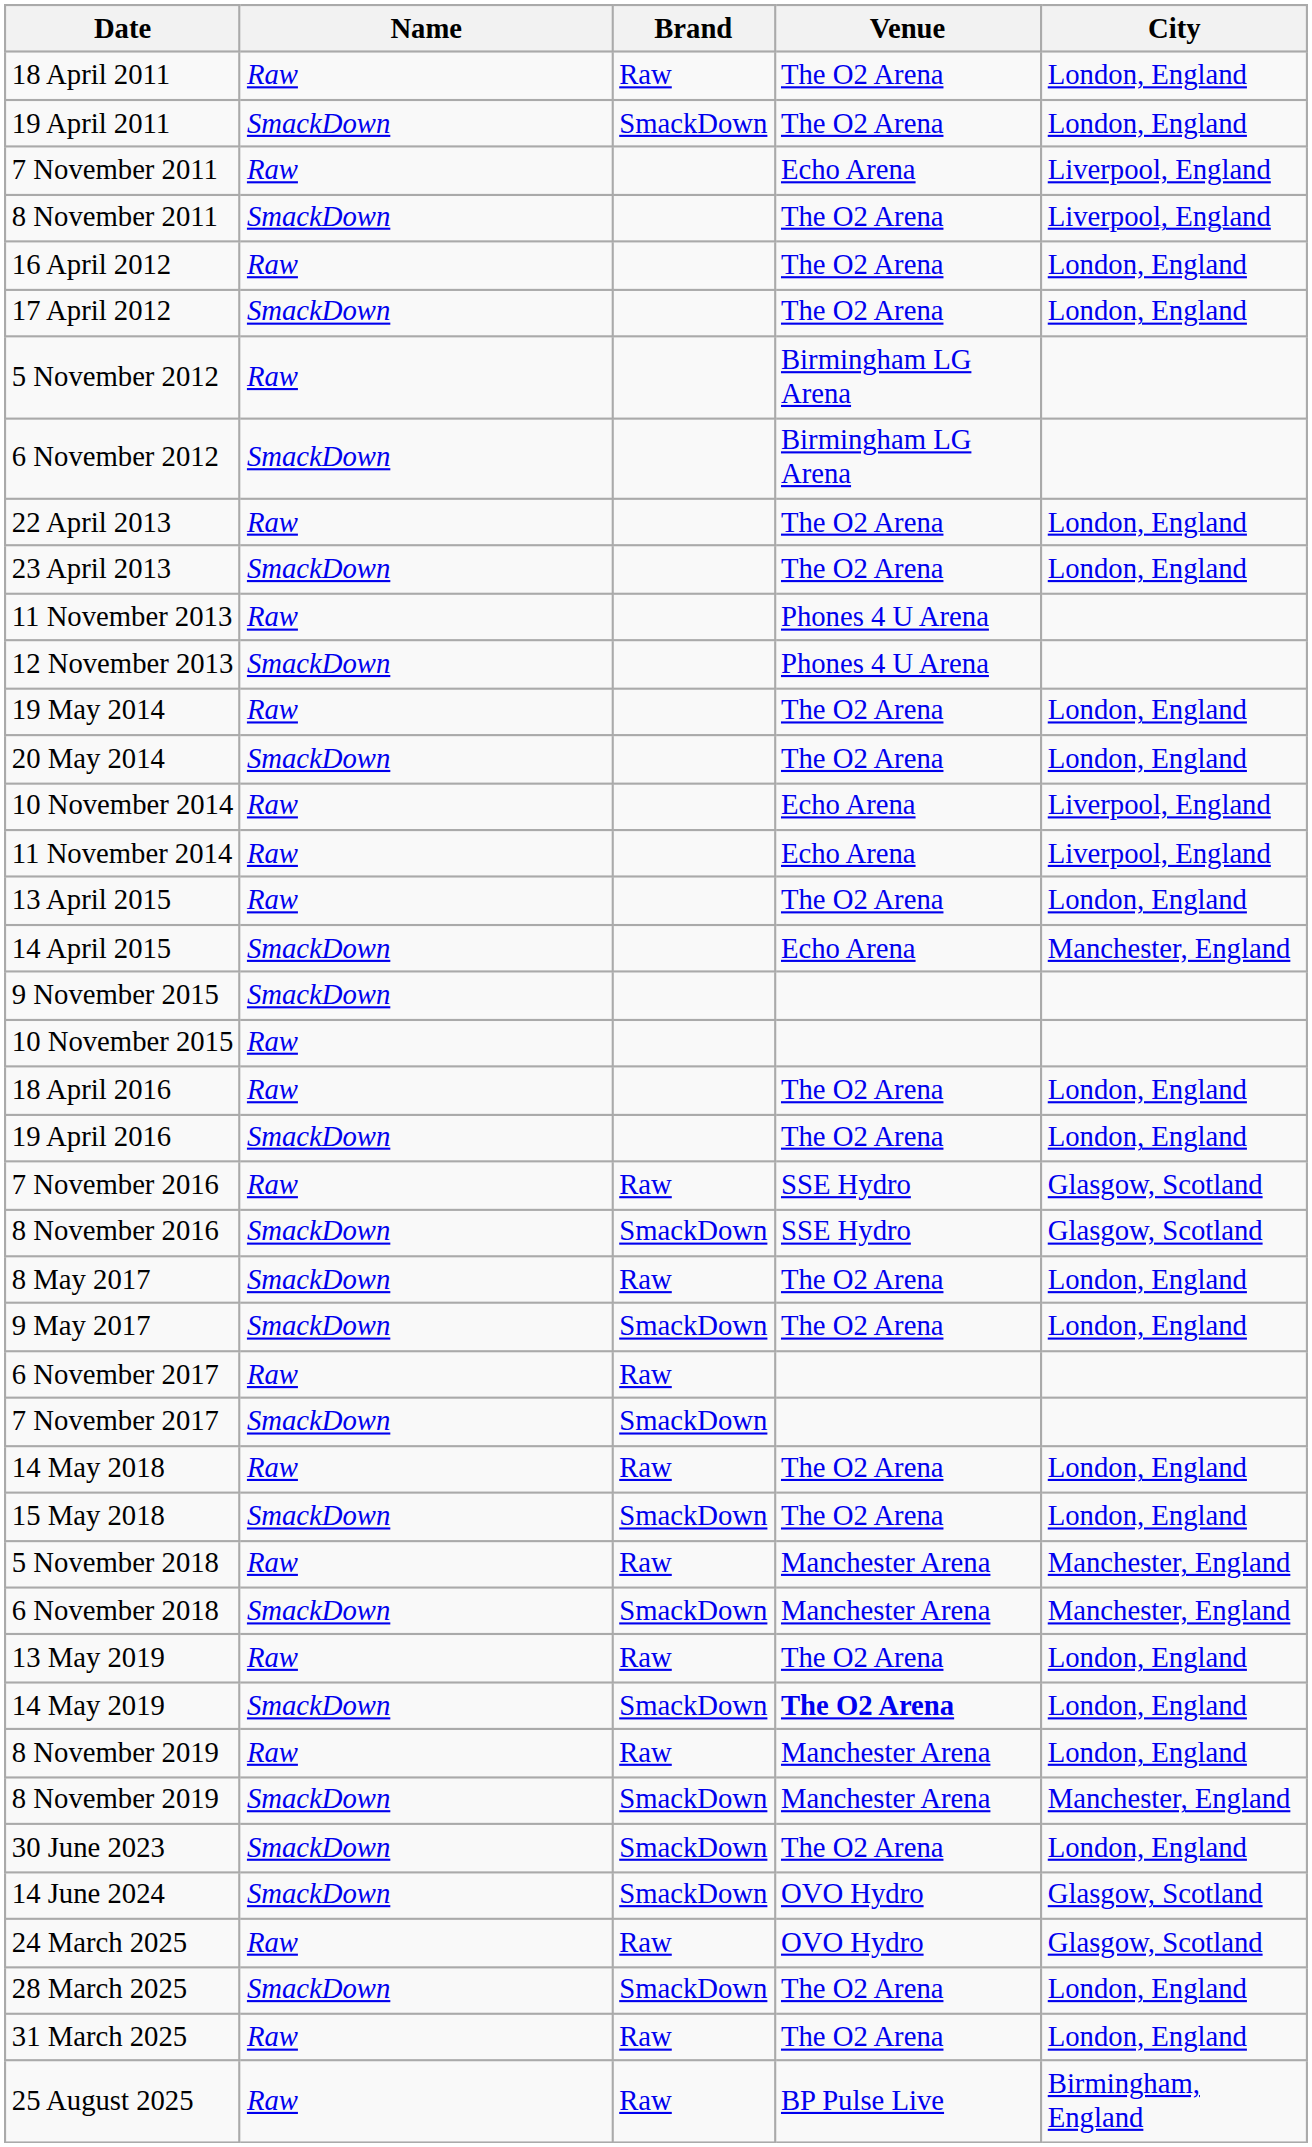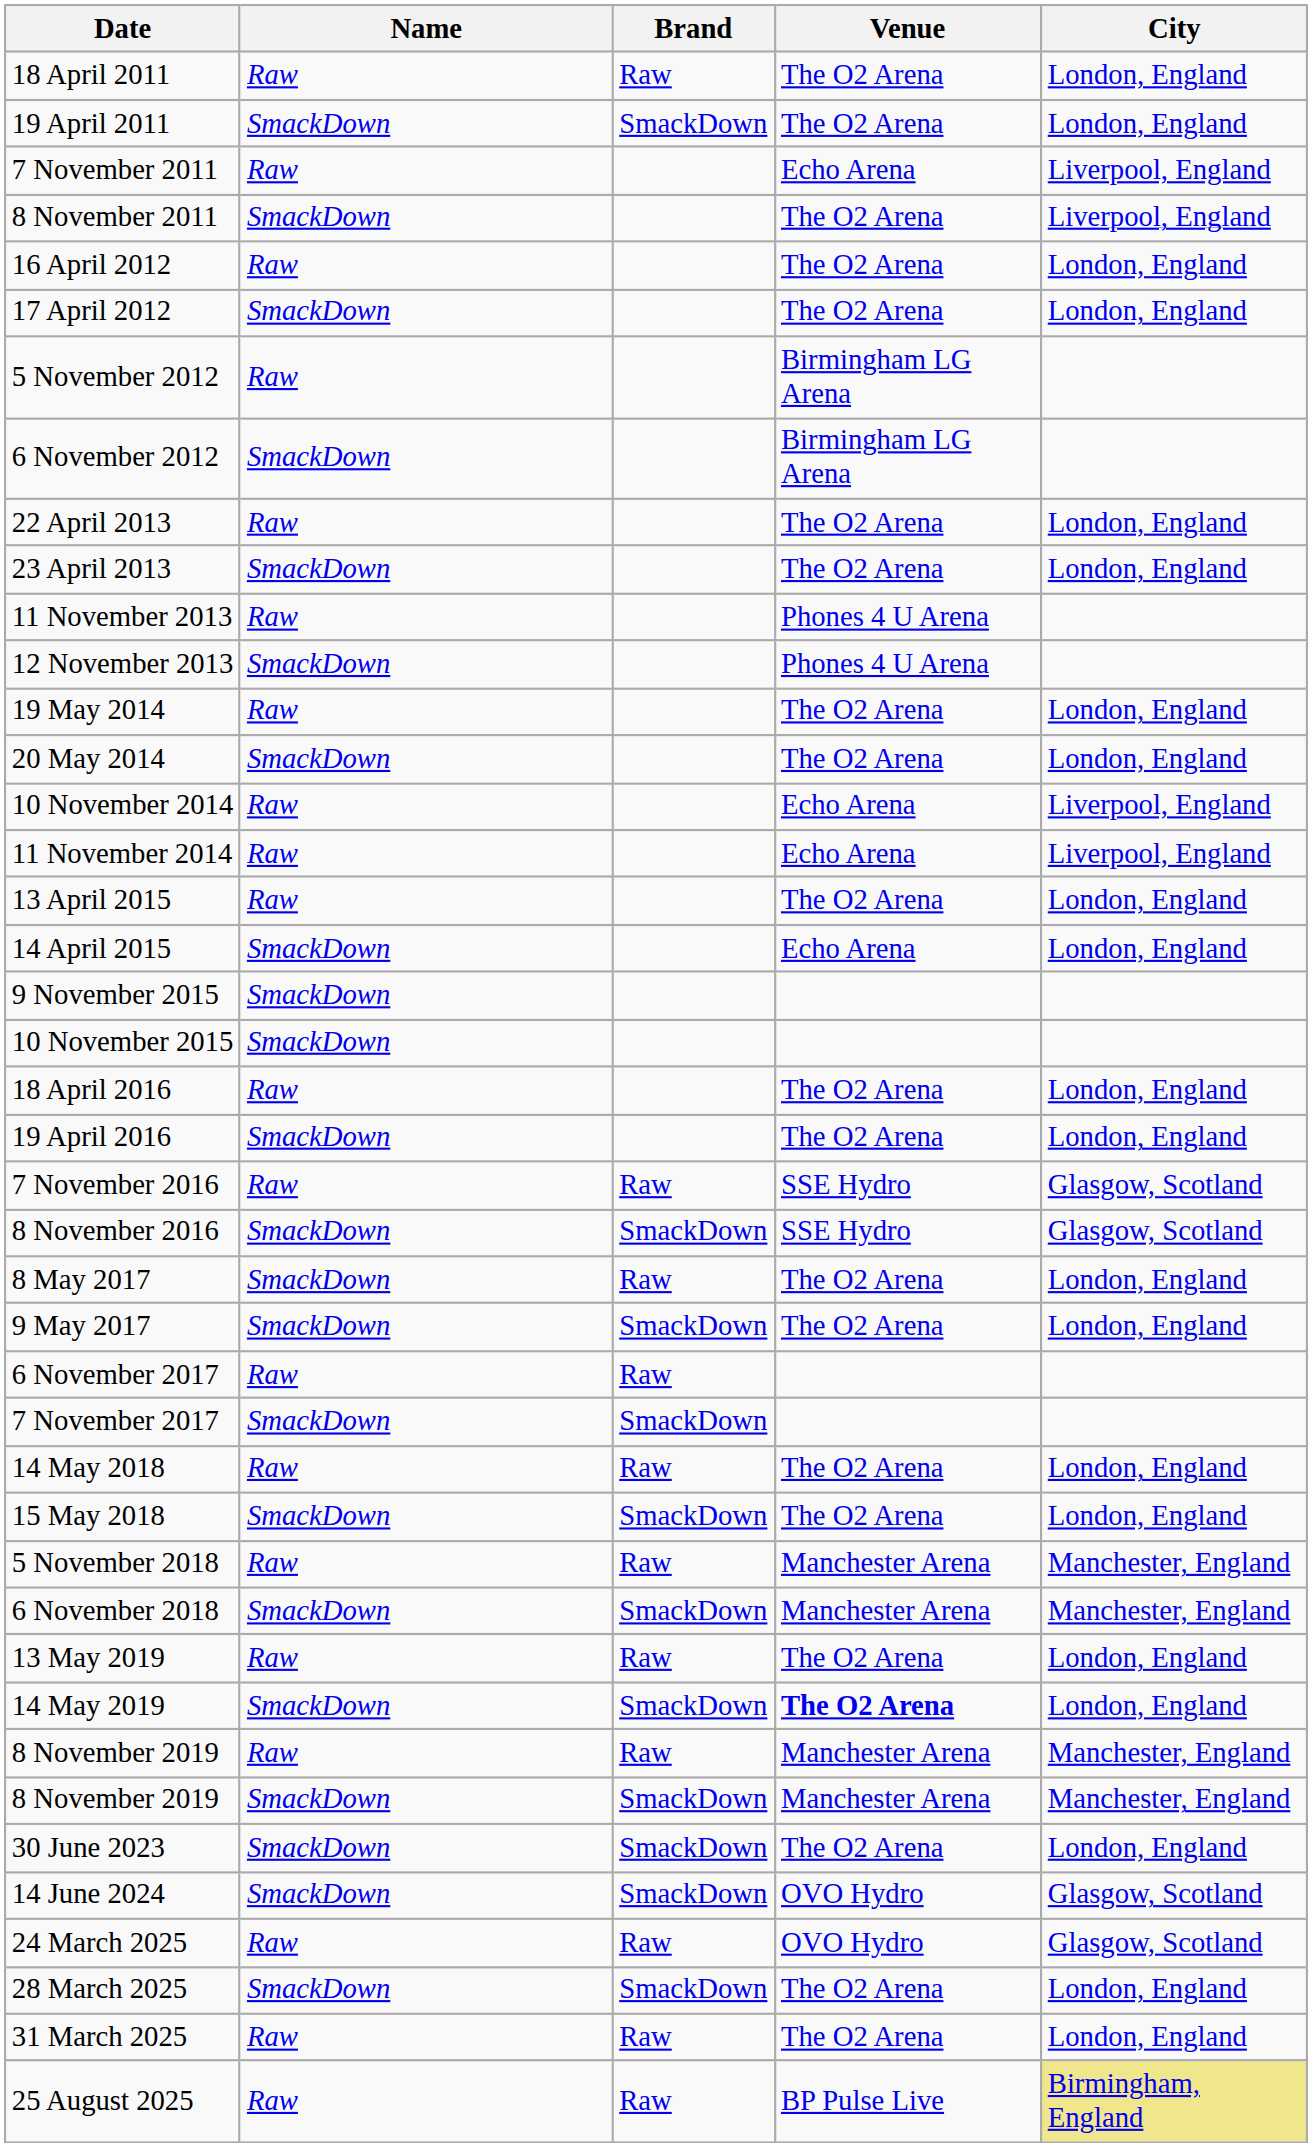(1169, 947) Manchester, England -> (1147, 947) London, England
(272, 1042) Raw -> (319, 1042) SmackDown
(1147, 1752) London, England -> (1169, 1752) Manchester, England
(1124, 2100) no background -> (1124, 2100) khaki background
